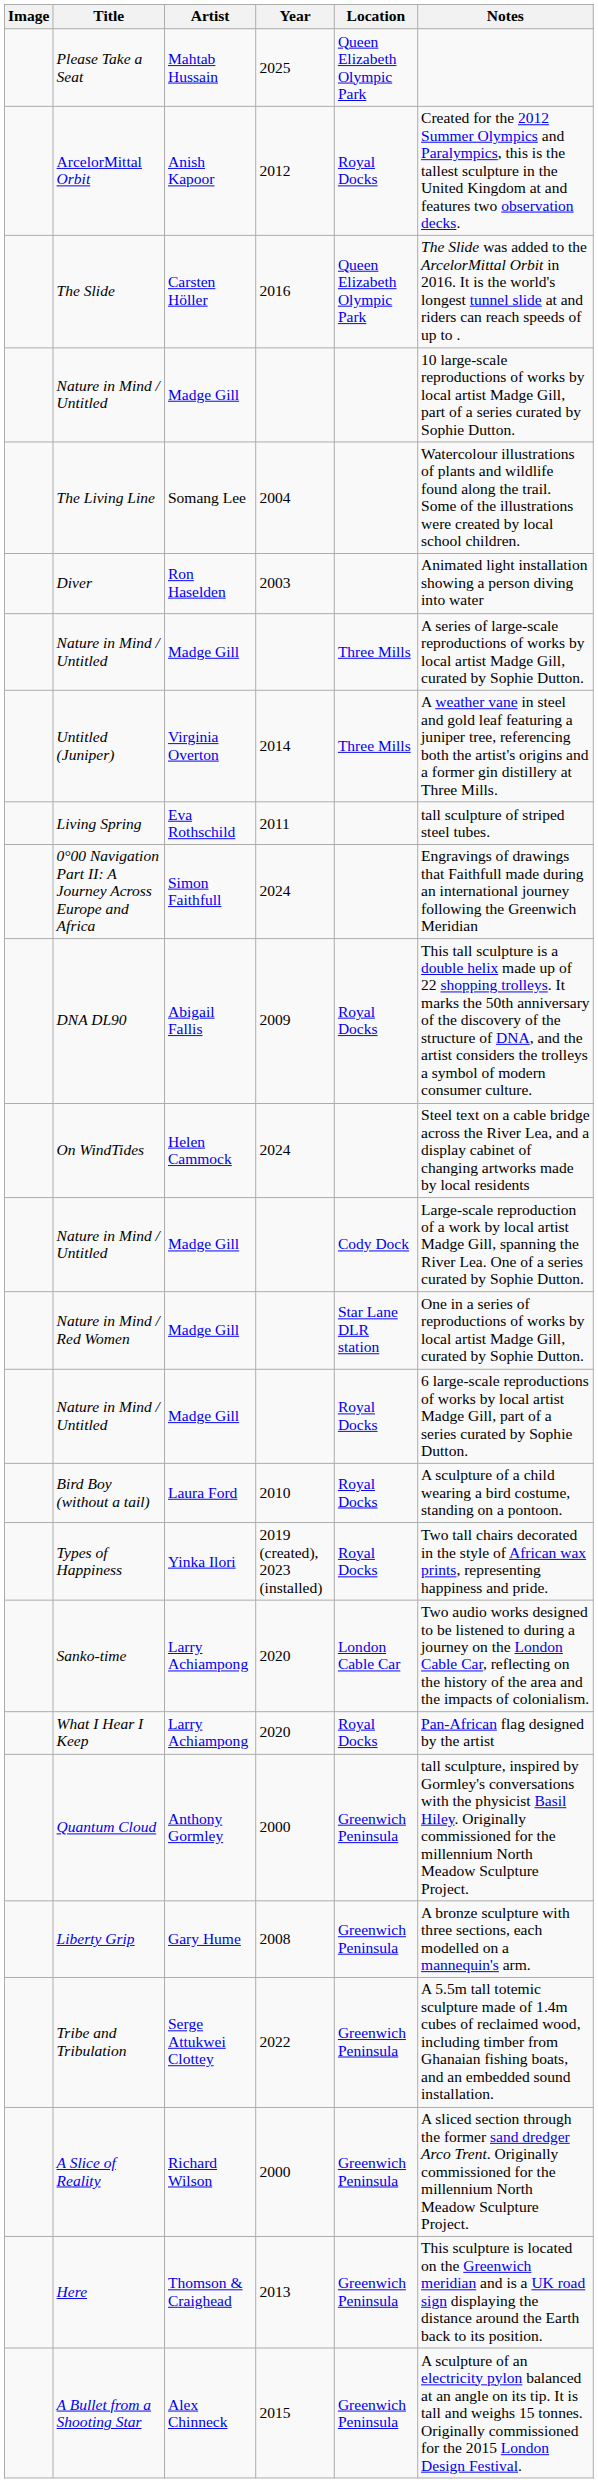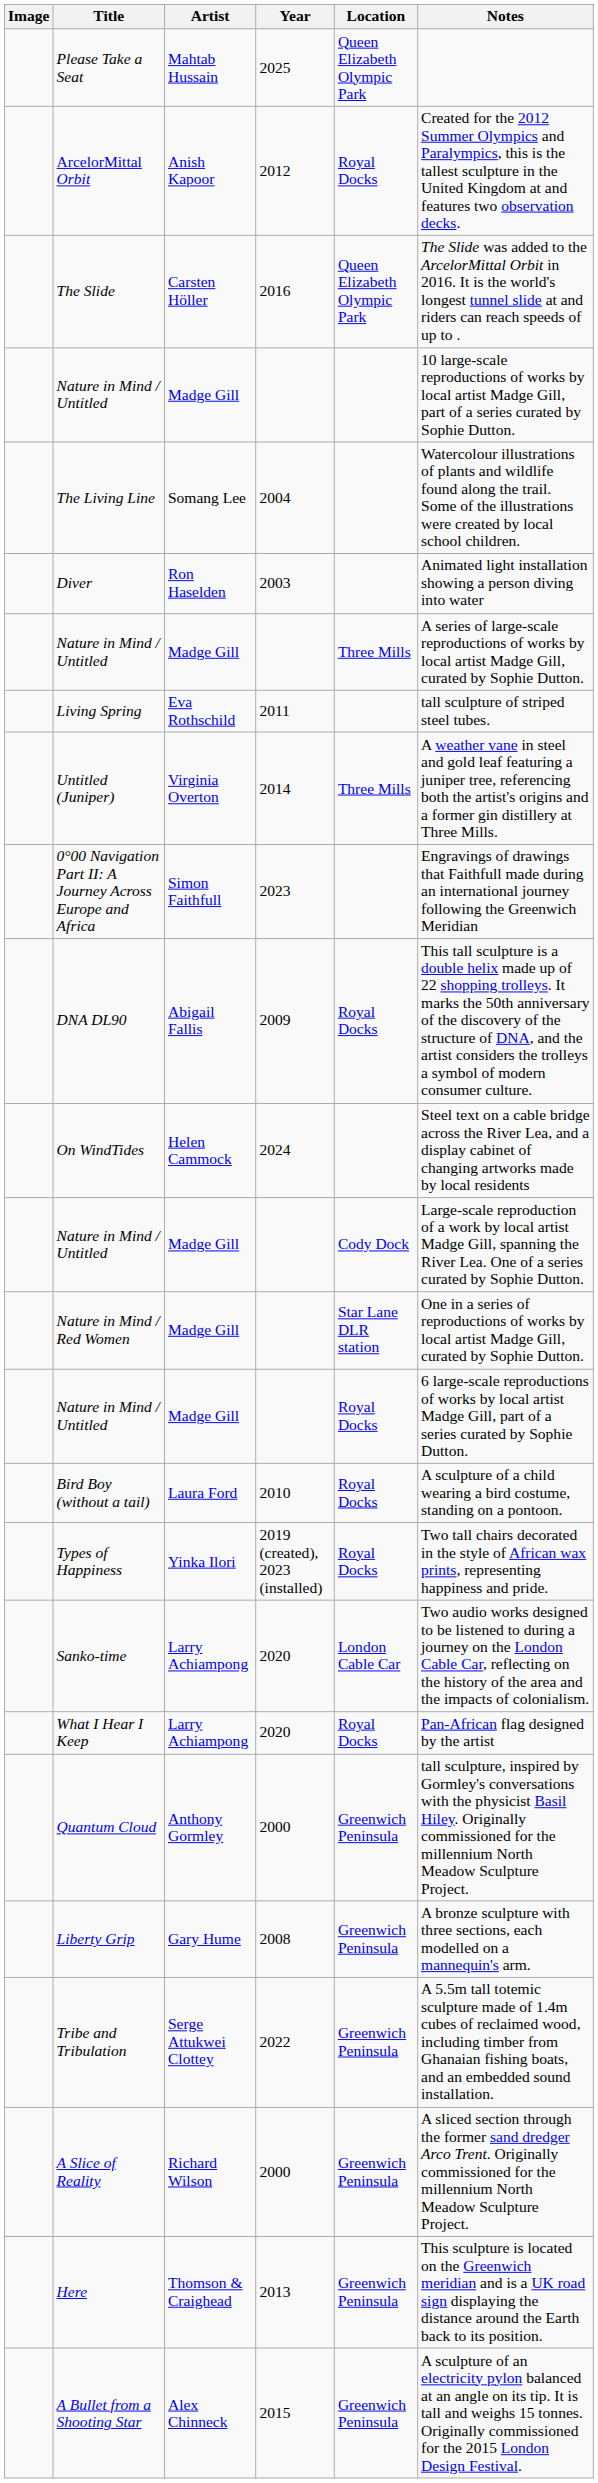rows swapped: (85, 746) <-> (99, 823)
(275, 891) 2024 -> (275, 891) 2023
